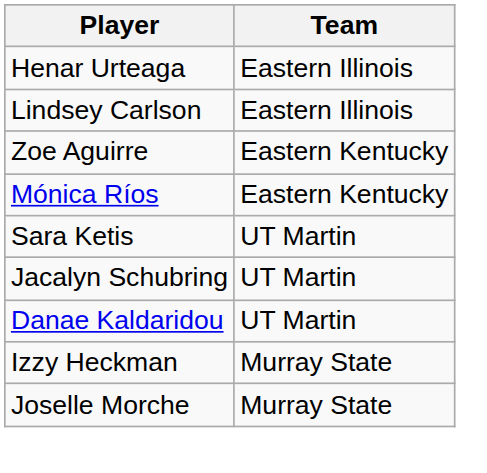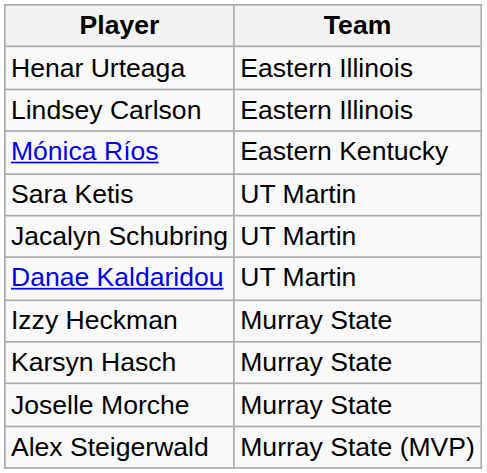- row: (80, 151)
+ row: (94, 362)
+ row: (110, 446)
